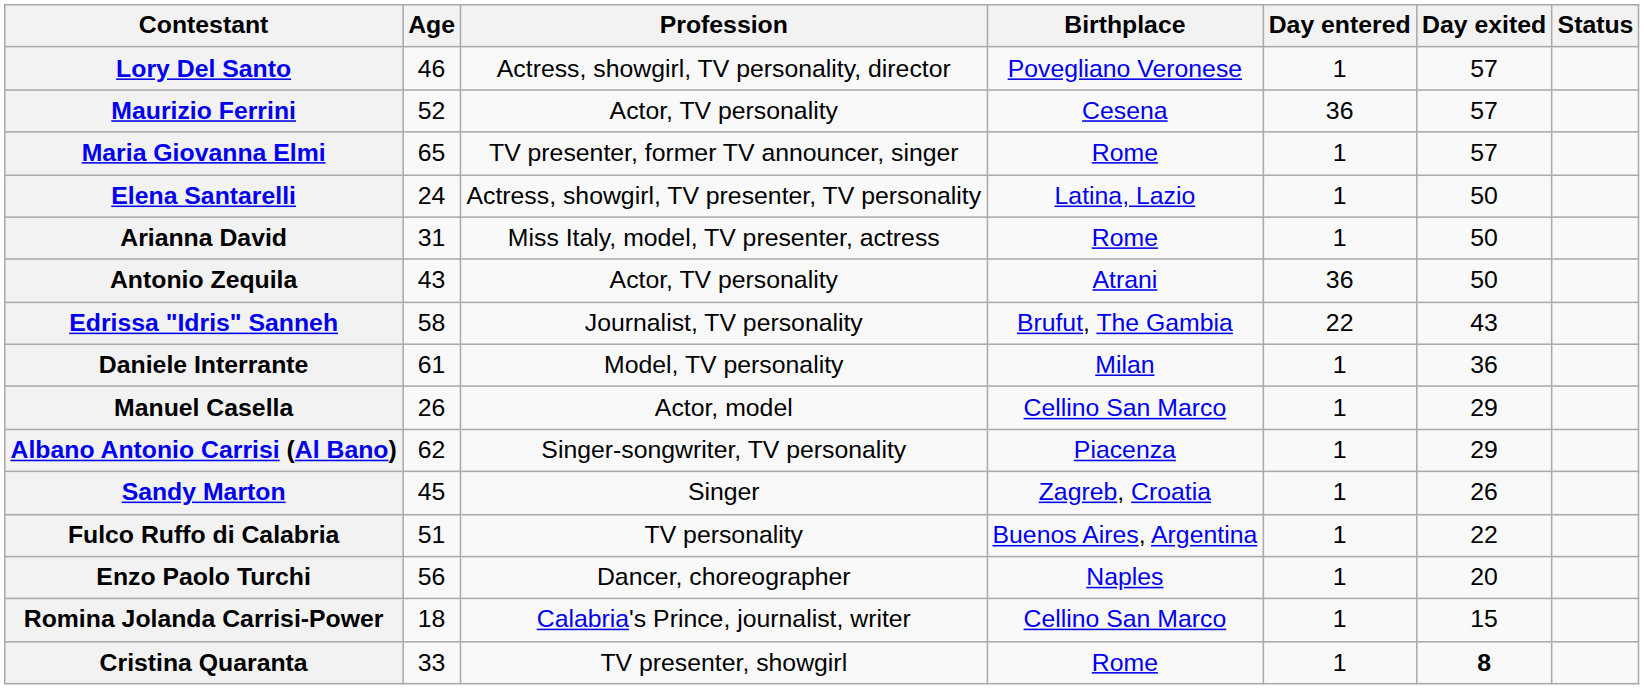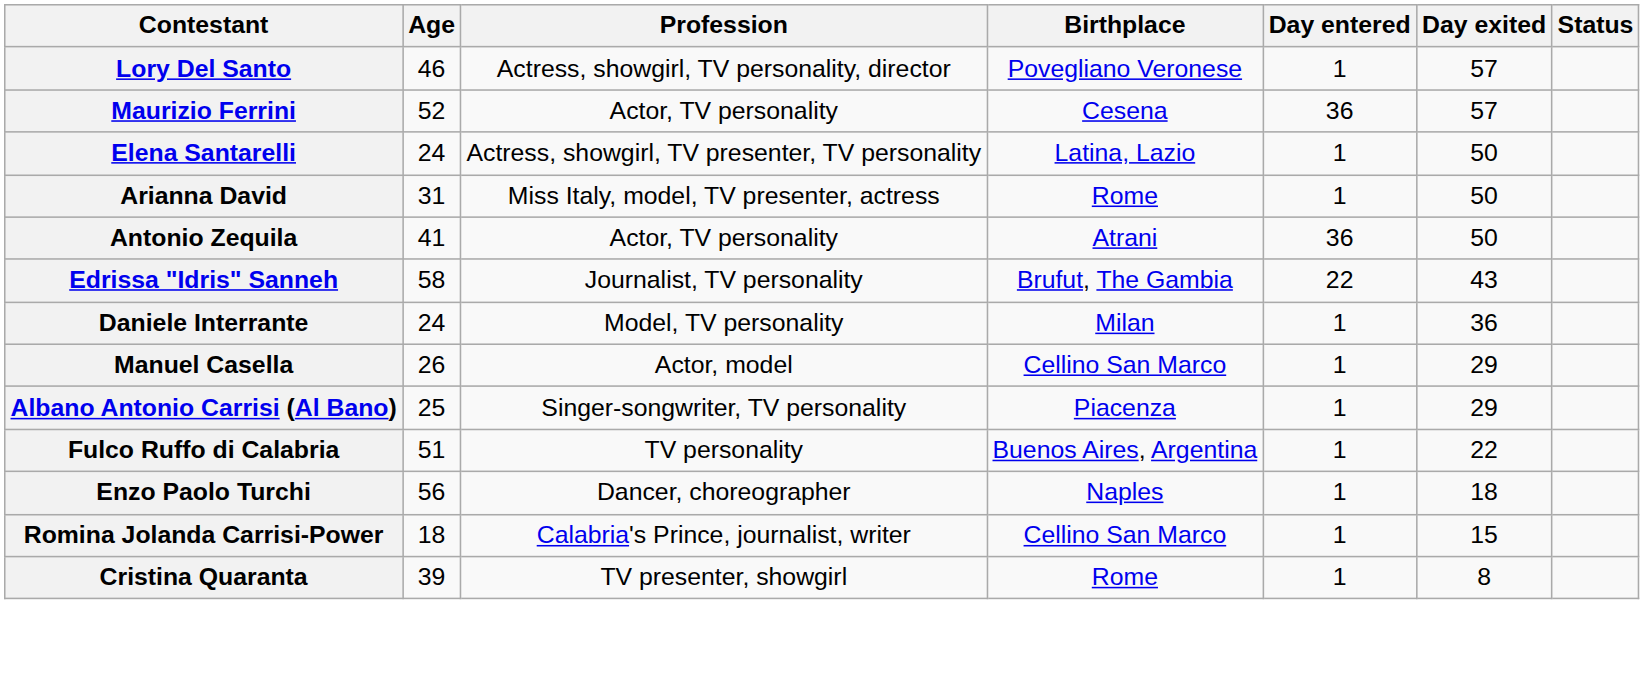- row: (204, 153)
(432, 280) 43 -> (432, 237) 41
(432, 365) 61 -> (432, 322) 24
(432, 450) 62 -> (432, 407) 25
- row: (204, 492)
(1484, 577) 20 -> (1484, 492) 18
(432, 662) 33 -> (432, 577) 39
(1484, 662) bold -> (1484, 577) normal
